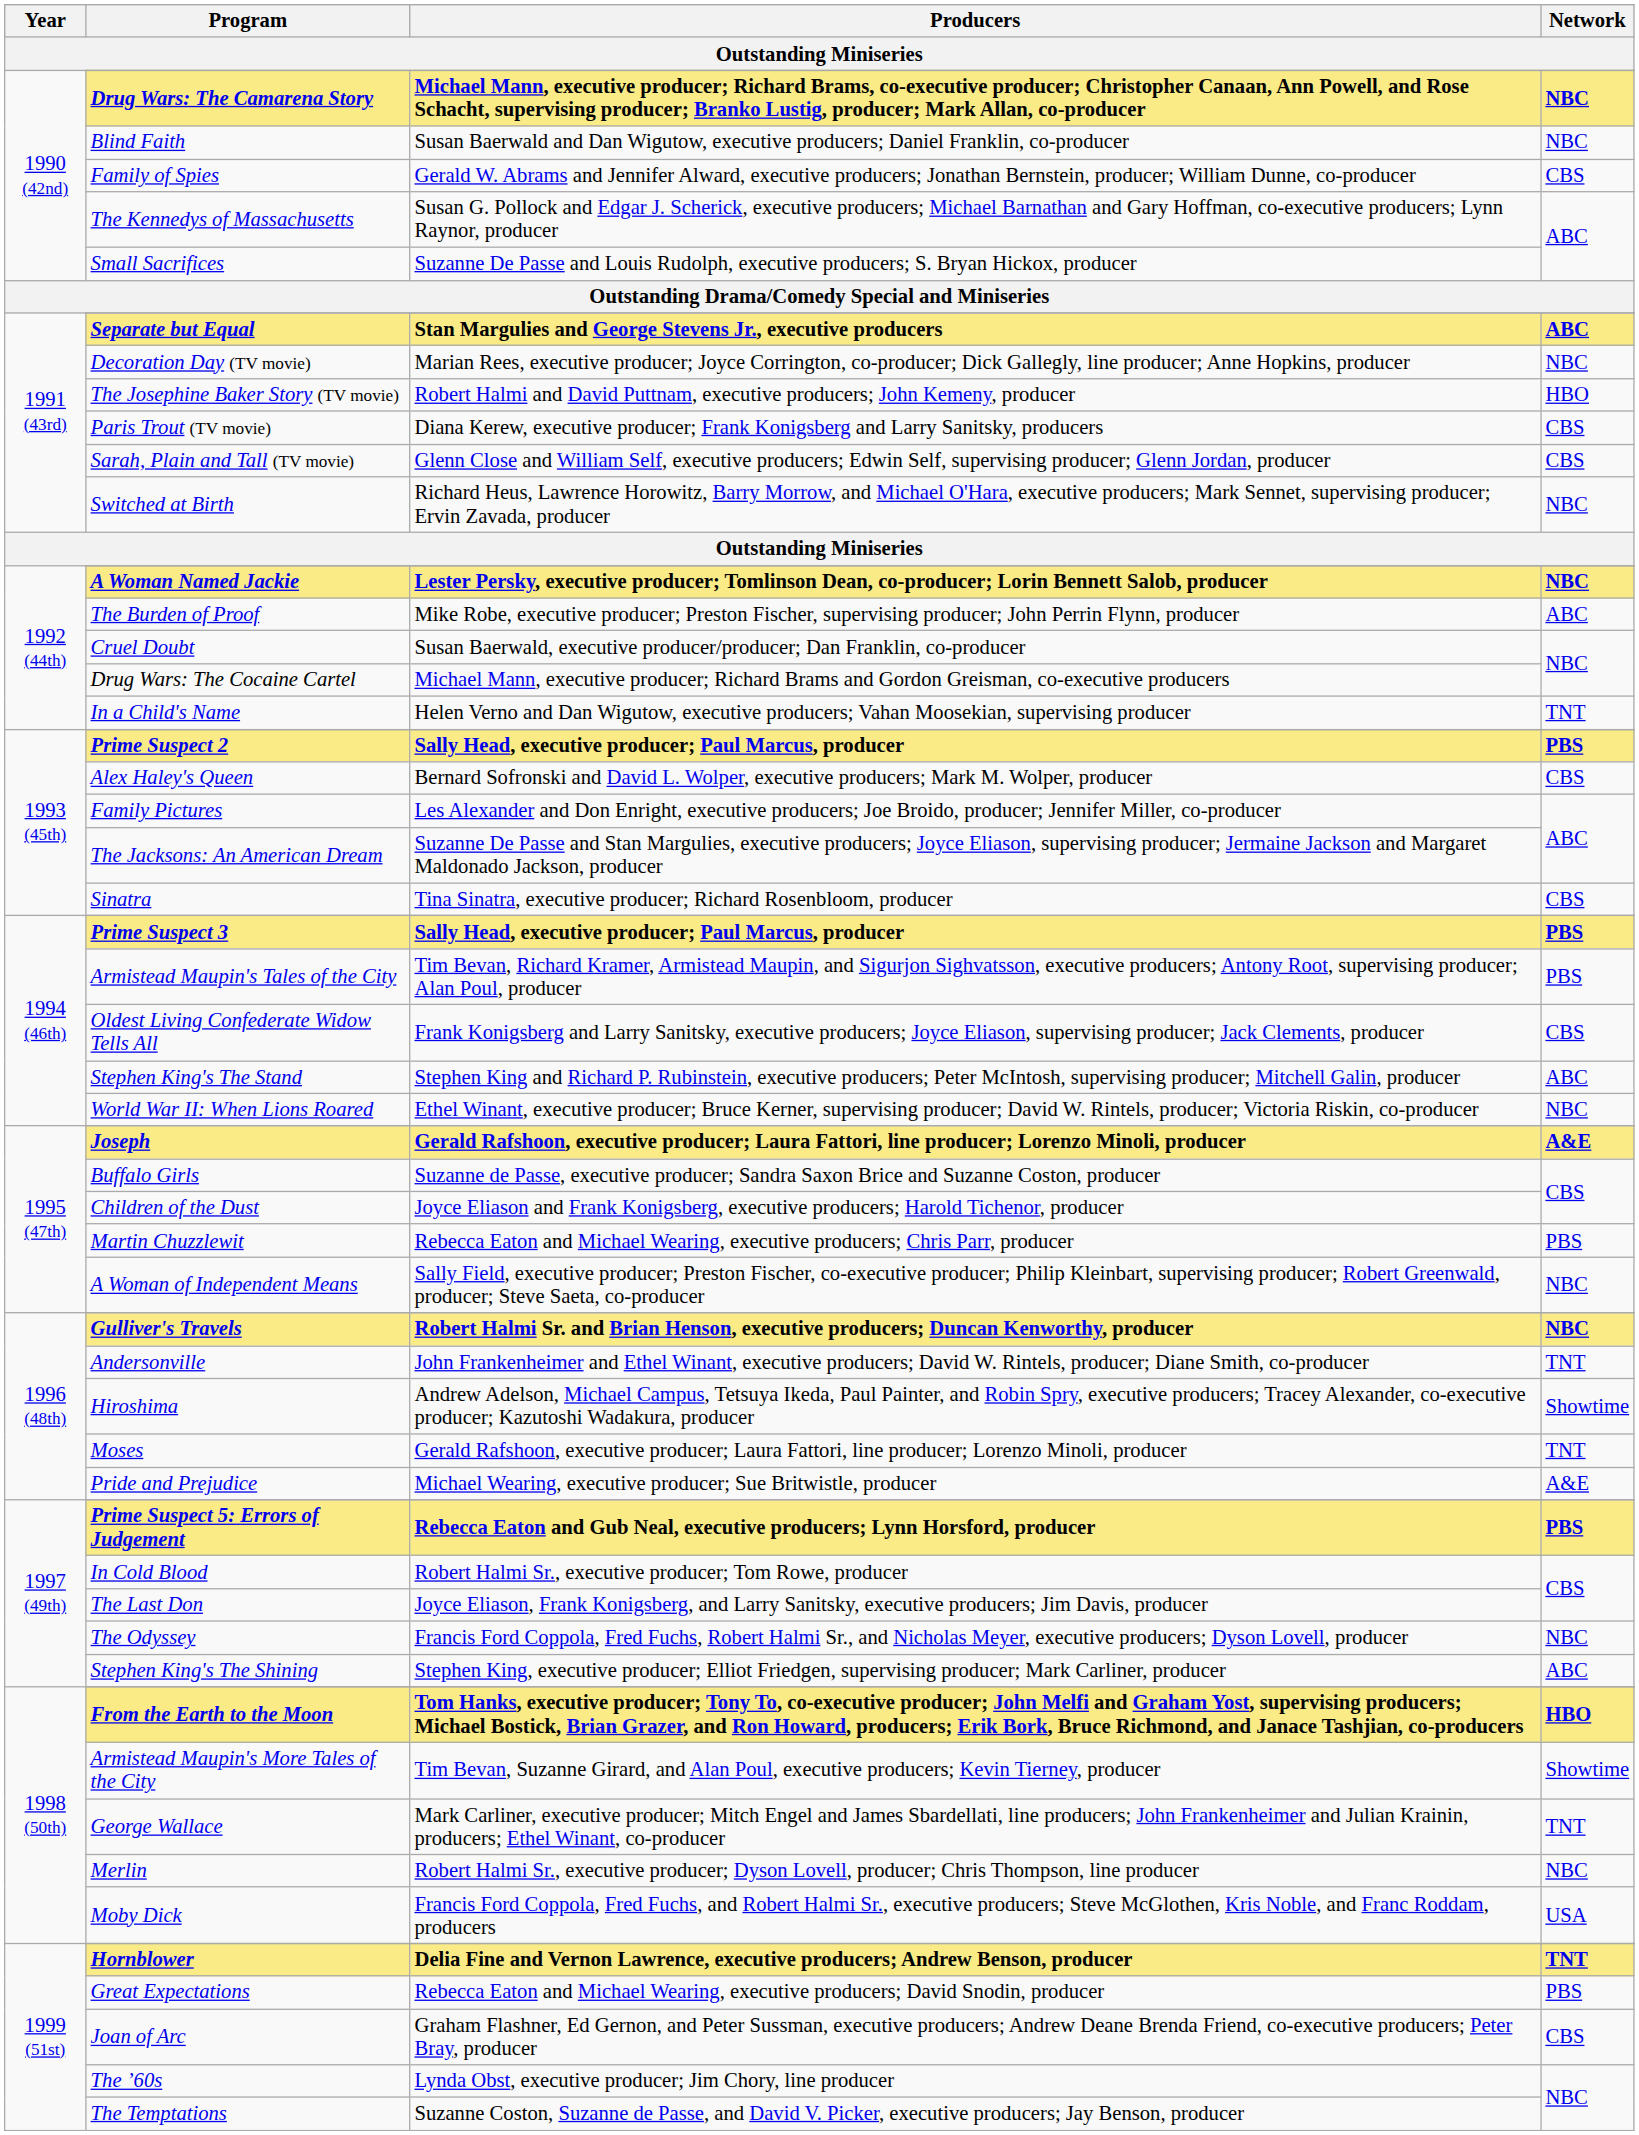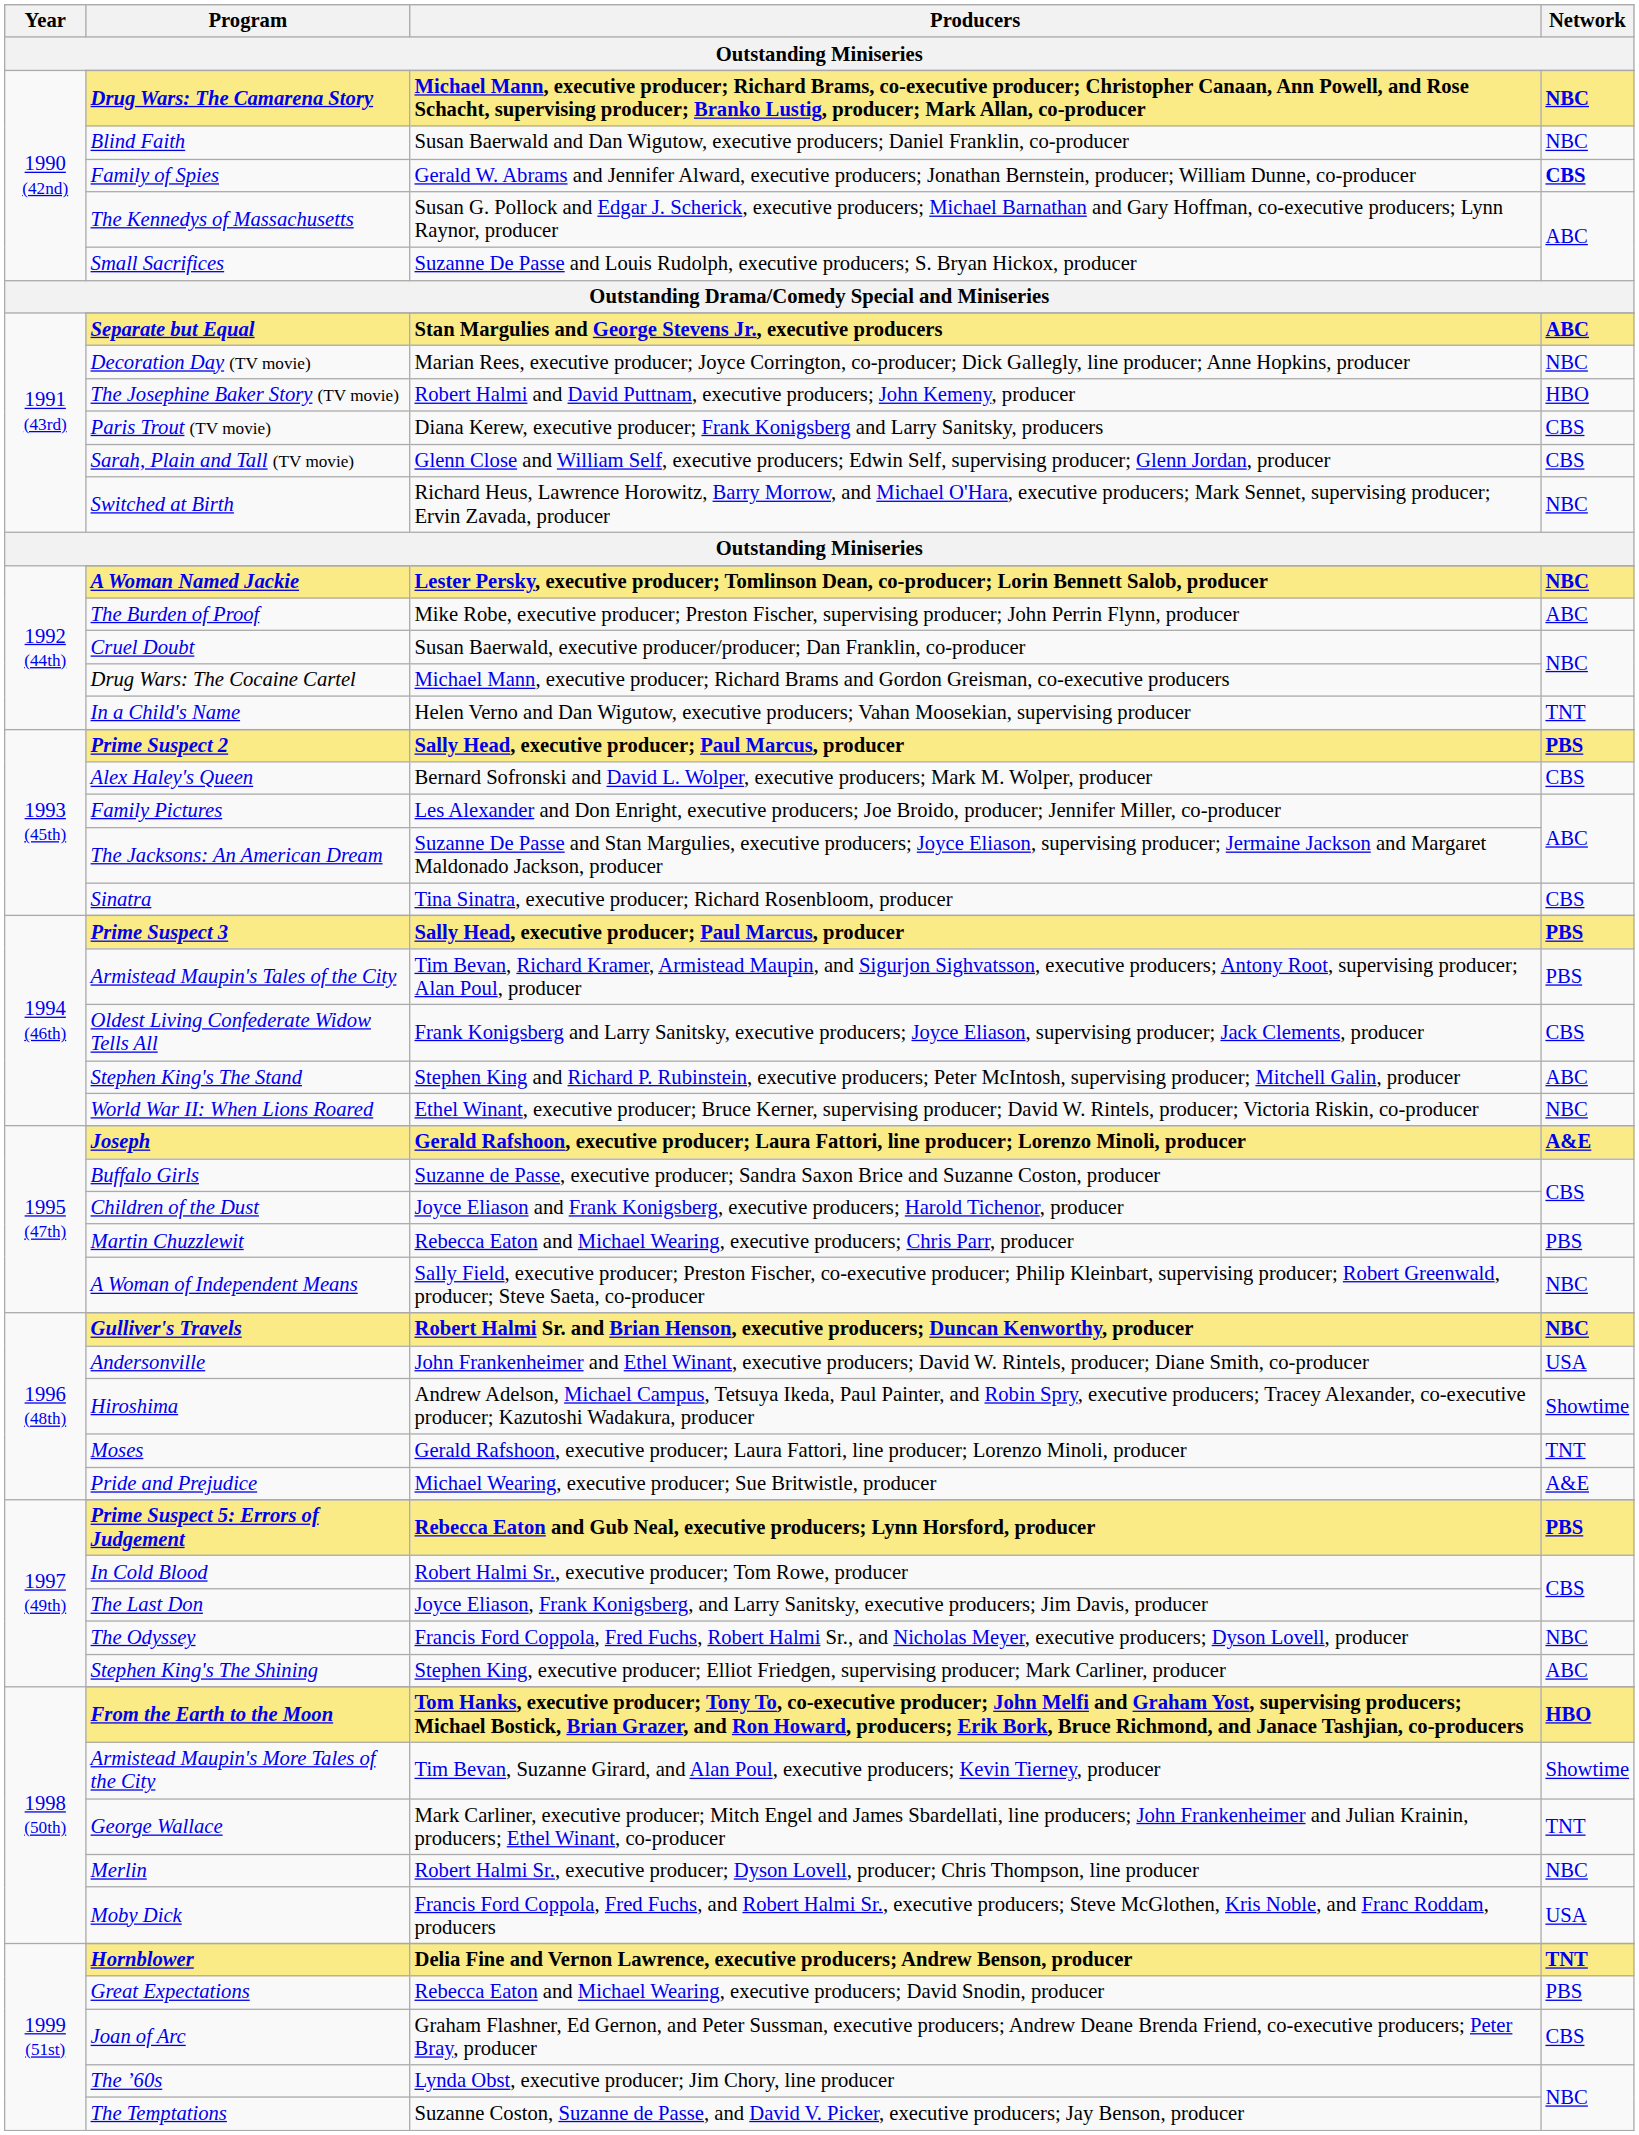(1565, 175) normal -> (1566, 175) bold
(1565, 1361) TNT -> (1566, 1361) USA
